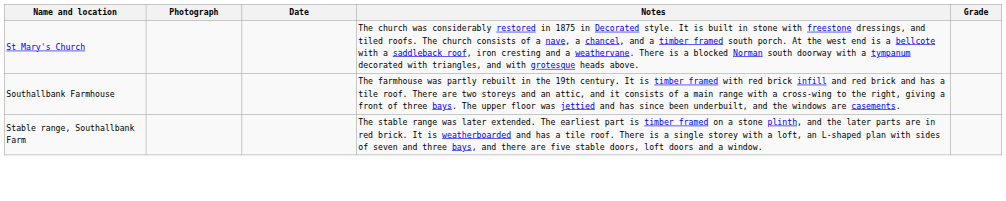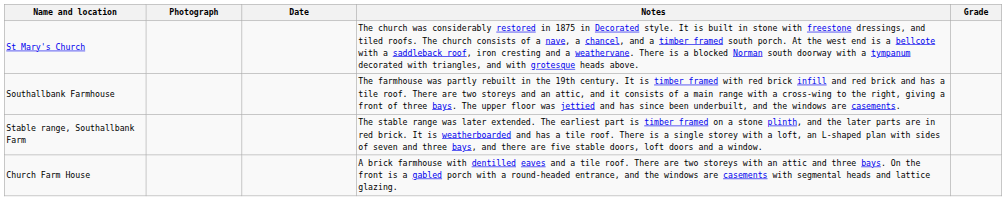+ row: (48, 175)
